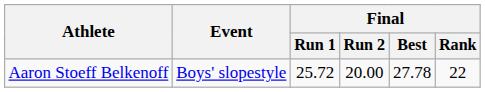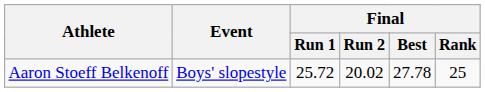(364, 73) 20.00 -> (364, 73) 20.02
(458, 73) 22 -> (458, 73) 25
